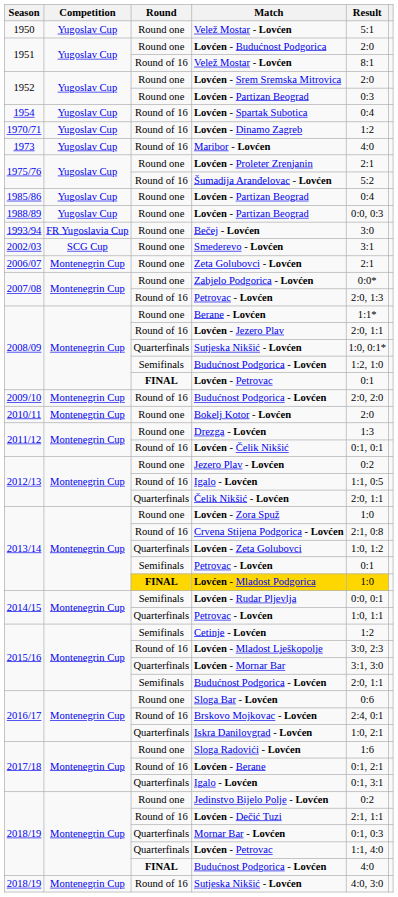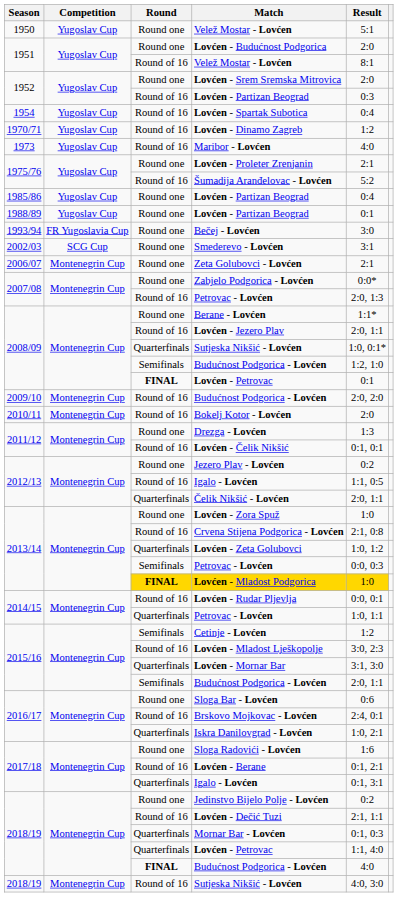(161, 96) Round one -> (161, 96) Round of 16
(367, 213) 0:0, 0:3 -> (367, 213) 0:1
(161, 414) Round one -> (161, 414) Round of 16
(367, 565) 0:1 -> (367, 565) 0:0, 0:3
(161, 599) Semifinals -> (161, 599) Round of 16
